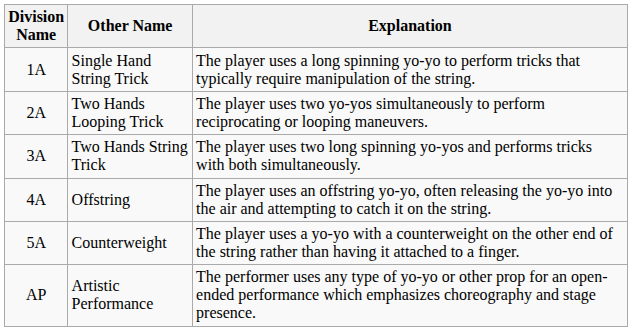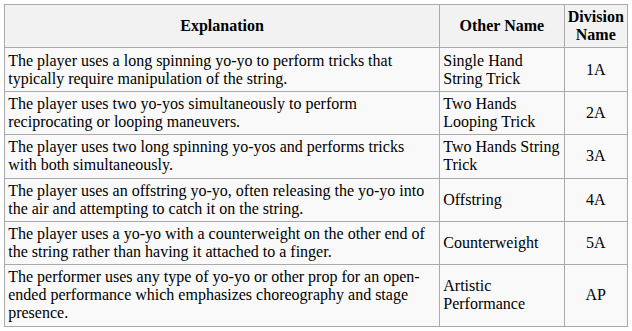columns swapped: (36, 26) <-> (410, 26)
